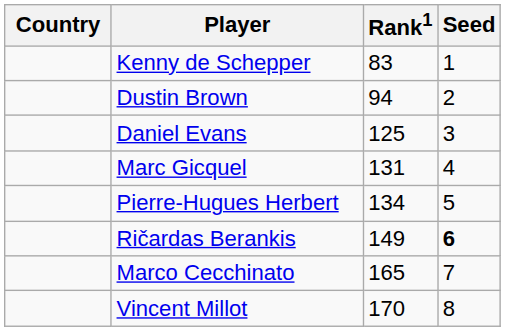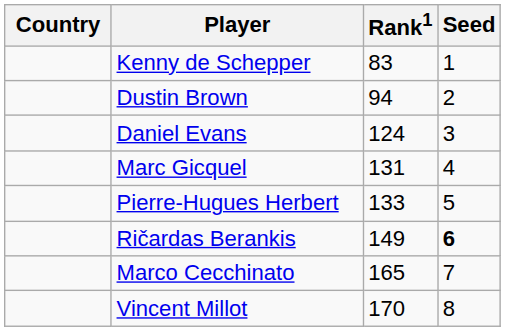(387, 133) 125 -> (387, 133) 124
(387, 203) 134 -> (387, 203) 133
